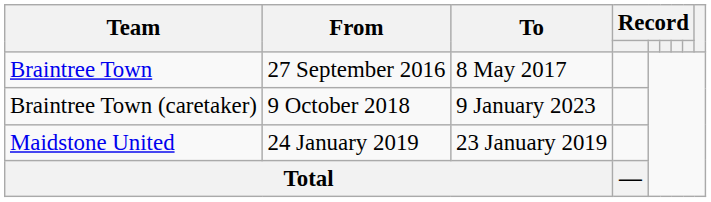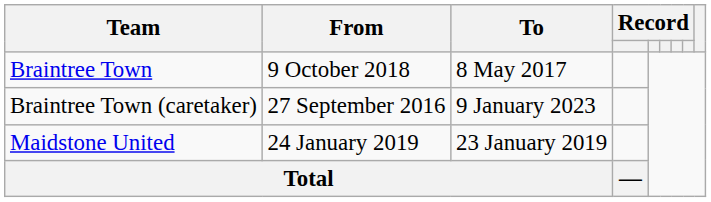(356, 69) 27 September 2016 -> (339, 69) 9 October 2018
(339, 105) 9 October 2018 -> (356, 105) 27 September 2016
